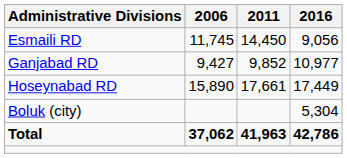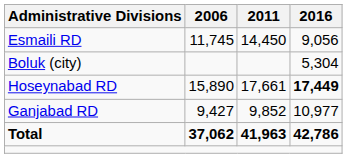rows swapped: (53, 63) <-> (45, 110)
(316, 87) normal -> (316, 87) bold
